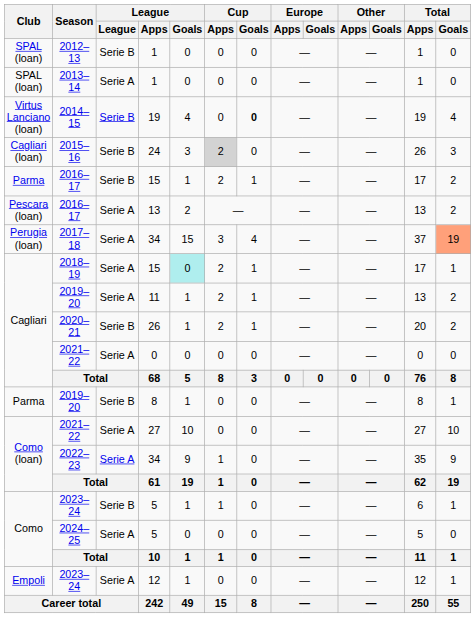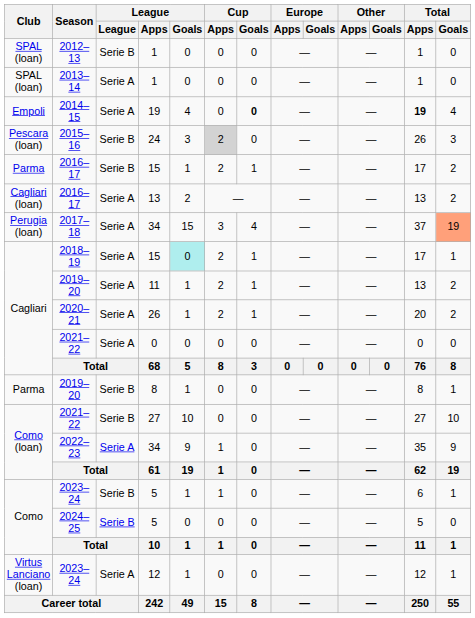(29, 117) Virtus Lanciano (loan) -> (29, 111) Empoli
(117, 117) Serie B -> (117, 111) Serie A
(420, 117) normal -> (420, 111) bold
(29, 152) Cagliari (loan) -> (29, 140) Pescara (loan)
(29, 210) Pescara (loan) -> (29, 198) Cagliari (loan)
(117, 326) Serie B -> (117, 314) Serie A
(117, 430) Serie A -> (117, 418) Serie B
(117, 535) Serie A -> (117, 522) Serie B
(29, 581) Empoli -> (29, 575) Virtus Lanciano (loan)
